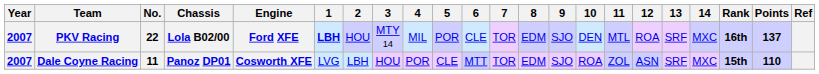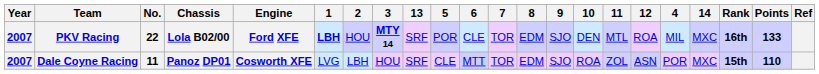columns swapped: (418, 13) <-> (676, 13)
(388, 36) normal -> (388, 37) bold
(772, 37) 137 -> (772, 37) 133
